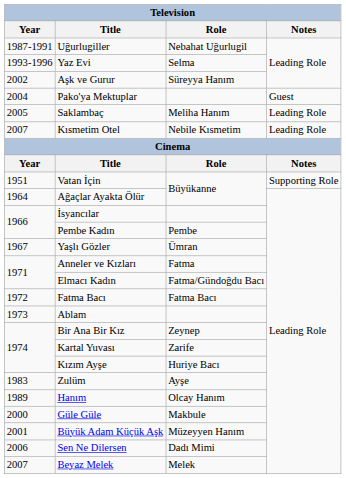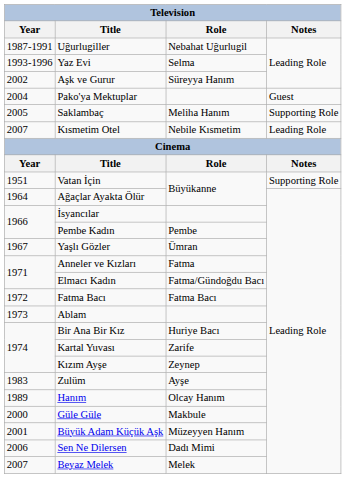(298, 113) Leading Role -> (304, 113) Supporting Role
(184, 331) Zeynep -> (194, 331) Huriye Bacı
(194, 364) Huriye Bacı -> (184, 364) Zeynep
